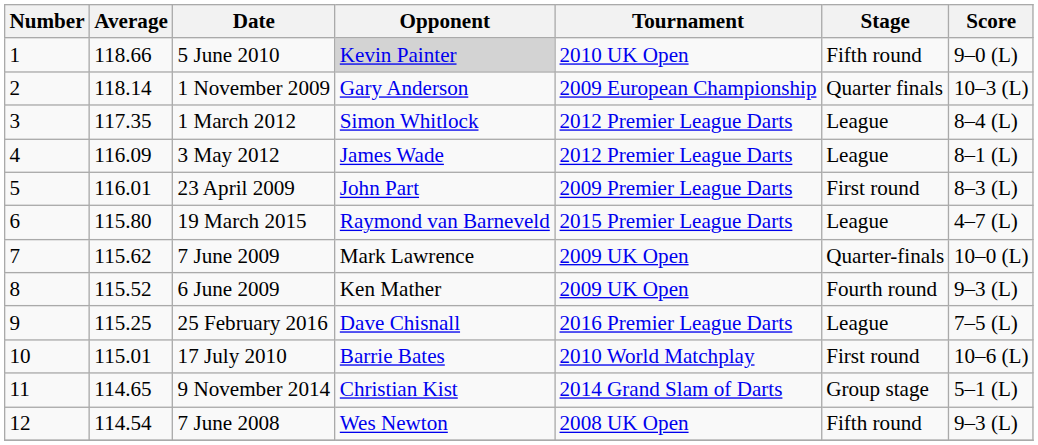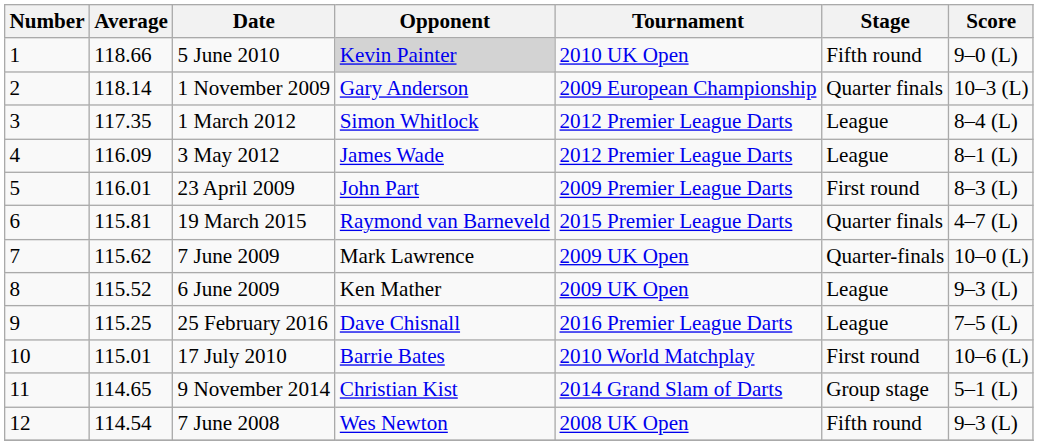(123, 222) 115.80 -> (123, 222) 115.81
(857, 222) League -> (885, 222) Quarter finals
(882, 289) Fourth round -> (857, 289) League
